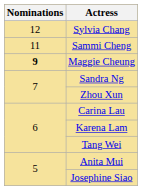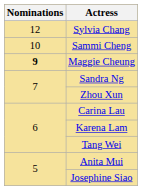(35, 45) 11 -> (35, 45) 10
